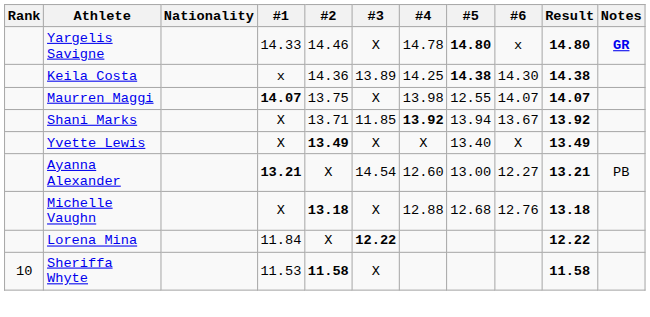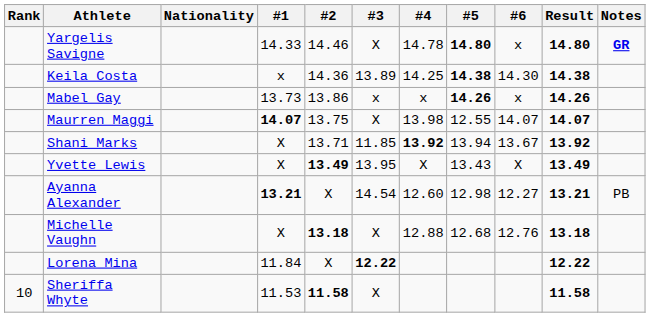+ row: (84, 98)
(376, 143) X -> (376, 165) 13.95
(471, 143) 13.40 -> (471, 165) 13.43
(471, 173) 13.00 -> (471, 195) 12.98
